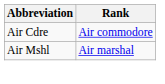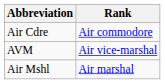+ row: (20, 50)
